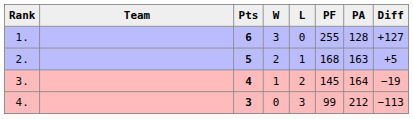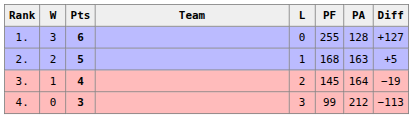columns swapped: (137, 15) <-> (276, 15)
